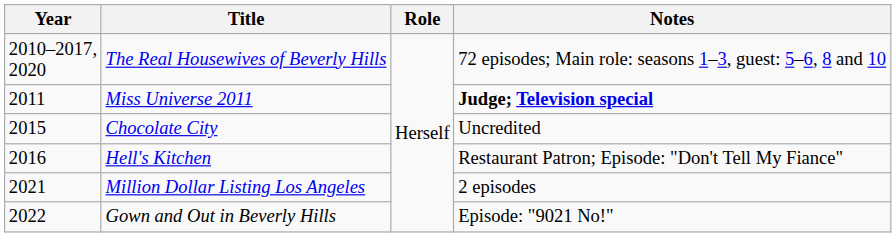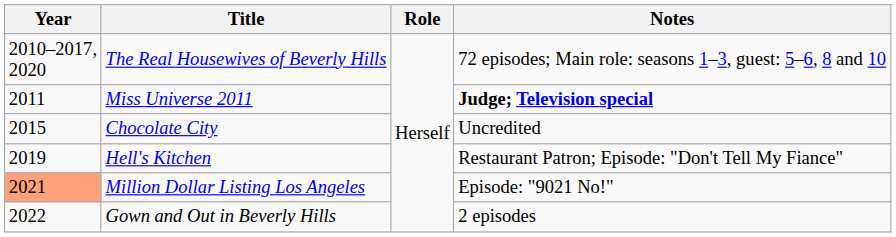(27, 157) 2016 -> (27, 157) 2019
(27, 187) no background -> (27, 187) lightsalmon background
(497, 187) 2 episodes -> (536, 187) Episode: "9021 No!"
(536, 216) Episode: "9021 No!" -> (497, 216) 2 episodes
